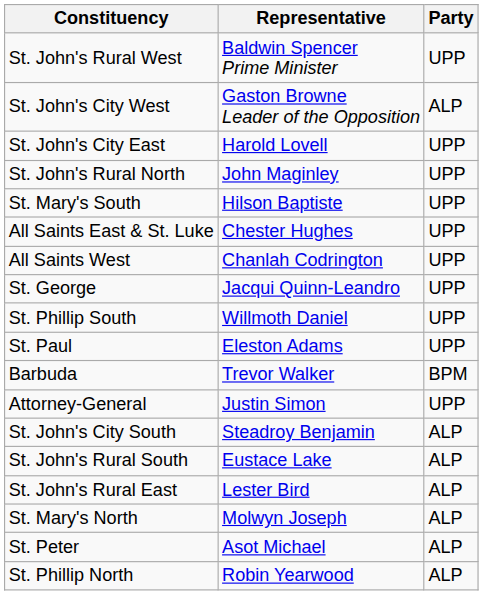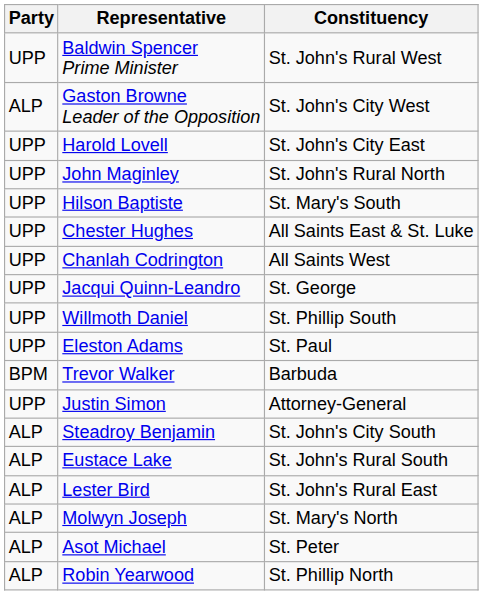columns swapped: (451, 18) <-> (111, 18)
